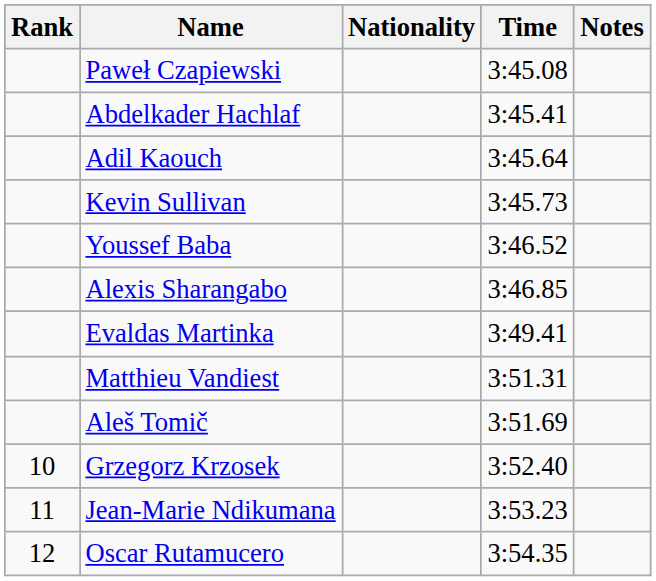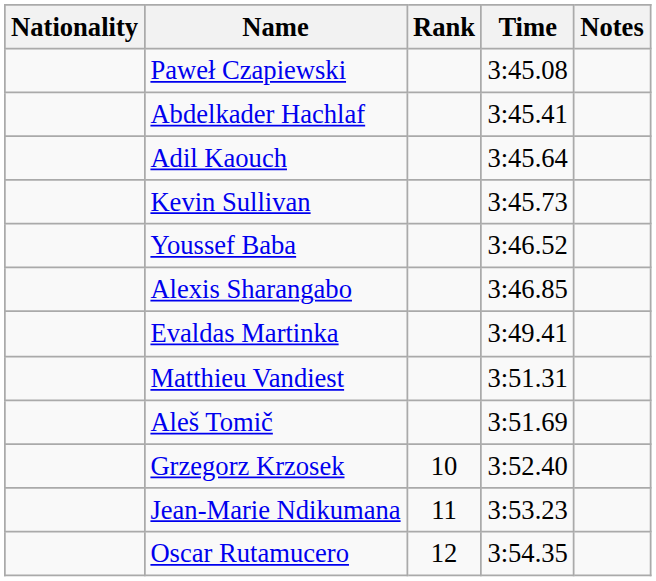columns swapped: (42, 26) <-> (412, 26)
